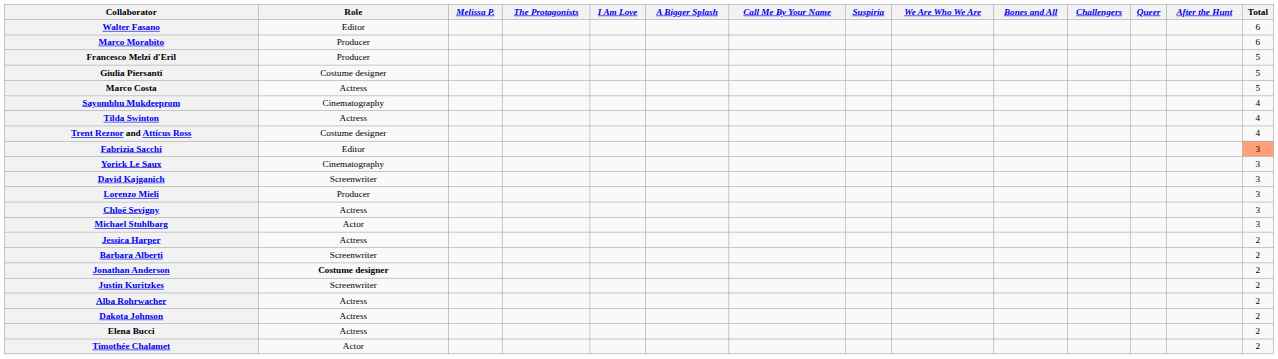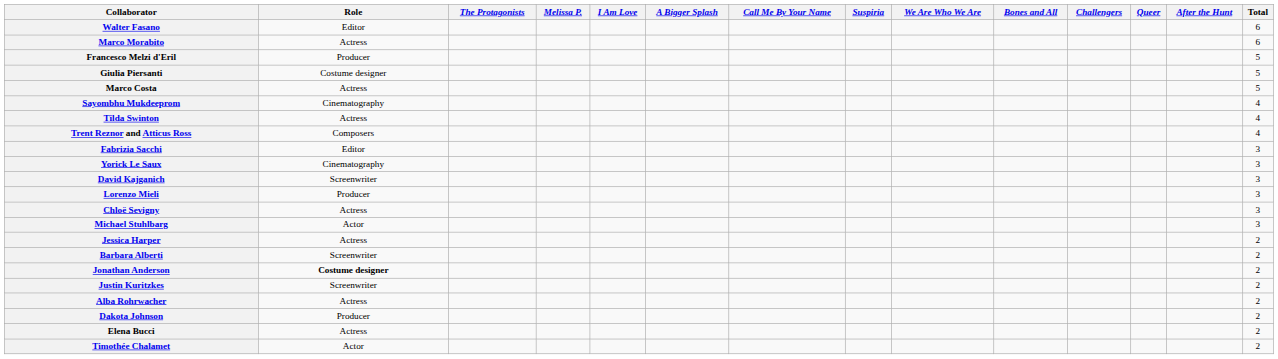columns swapped: (546, 12) <-> (475, 12)
(353, 42) Producer -> (353, 42) Actress
(353, 134) Costume designer -> (353, 134) Composers
(1258, 149) lightsalmon background -> (1258, 149) no background
(353, 316) Actress -> (353, 316) Producer
